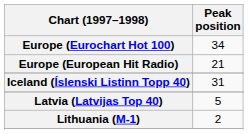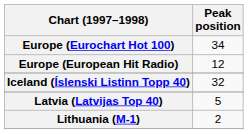(218, 63) 21 -> (218, 63) 12
(218, 82) 31 -> (218, 82) 32
